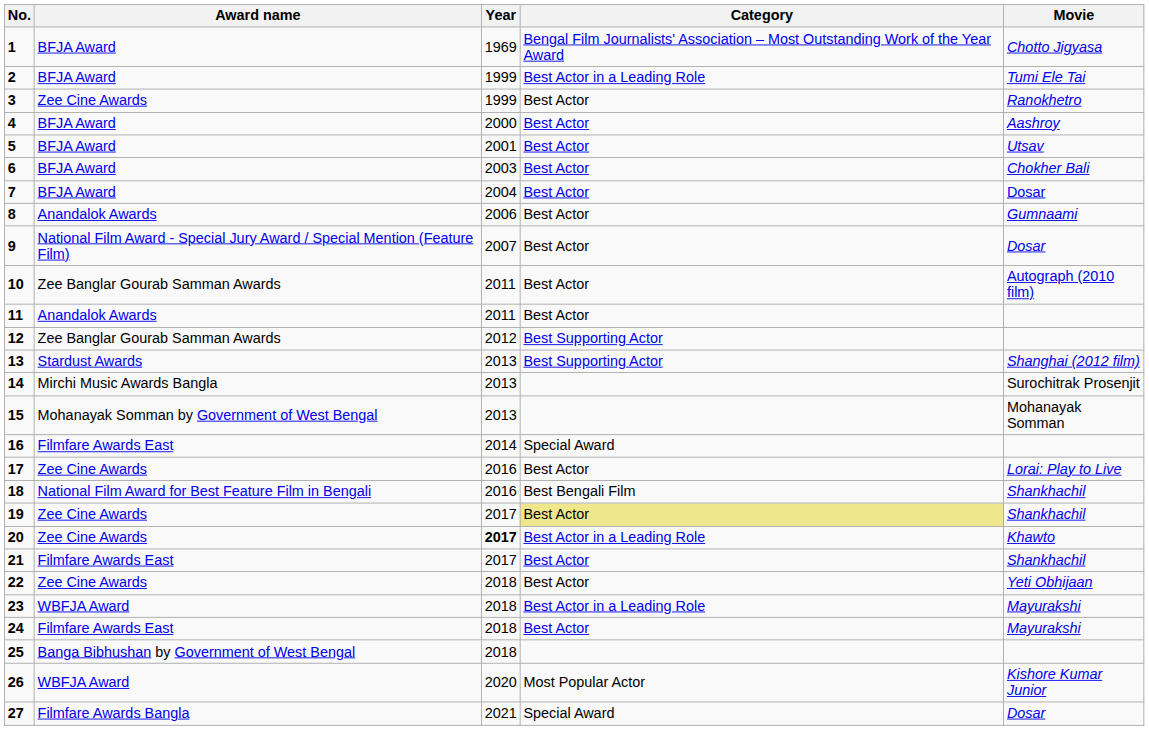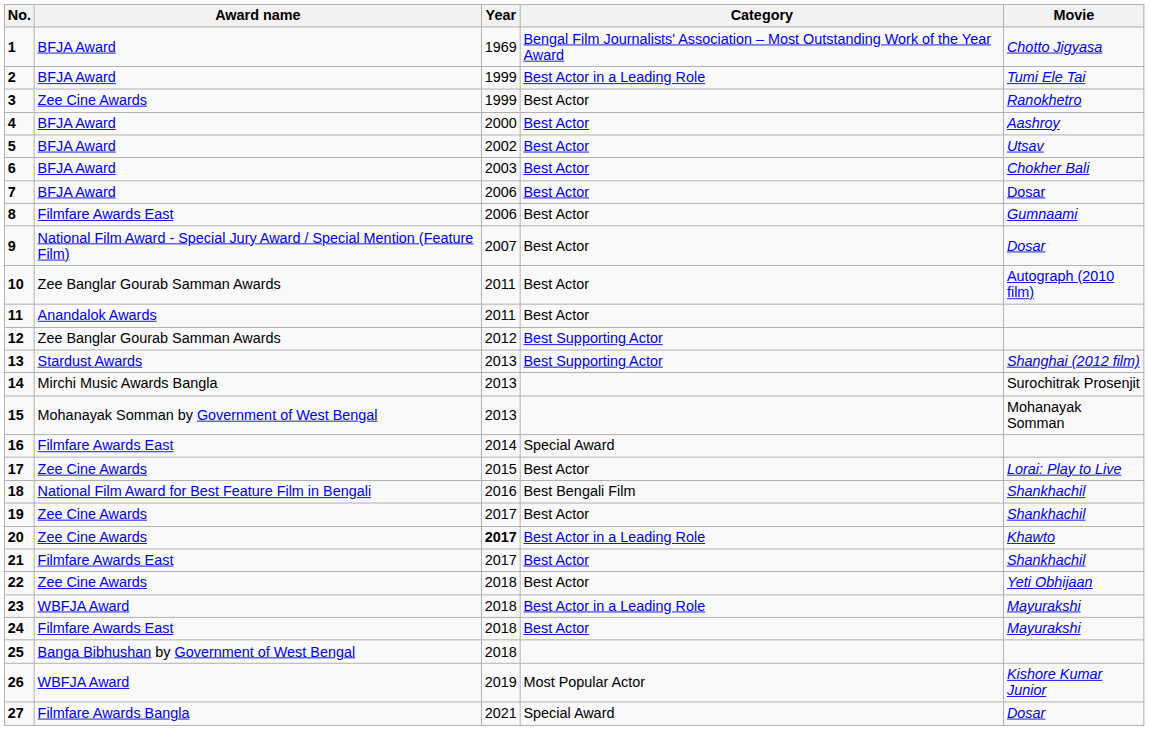(501, 146) 2001 -> (501, 146) 2002
(501, 191) 2004 -> (501, 191) 2006
(97, 214) Anandalok Awards -> (106, 214) Filmfare Awards East
(501, 468) 2016 -> (501, 468) 2015
(556, 514) khaki background -> (556, 514) no background
(501, 682) 2020 -> (501, 682) 2019
